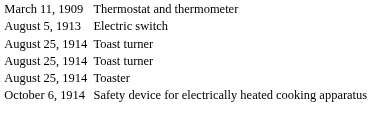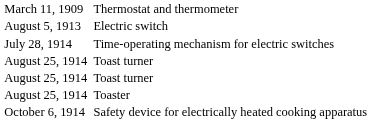+ row: (38, 43)
